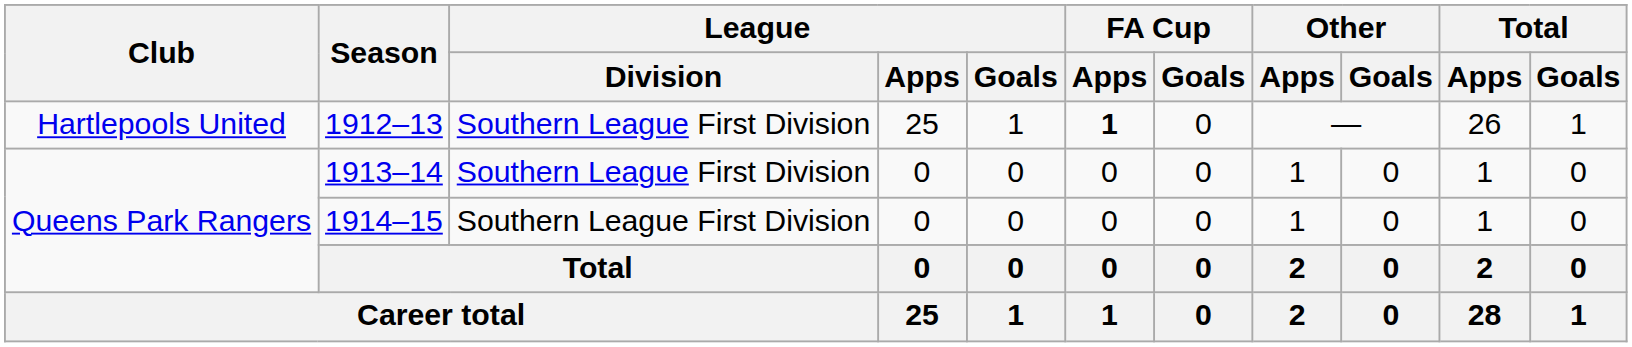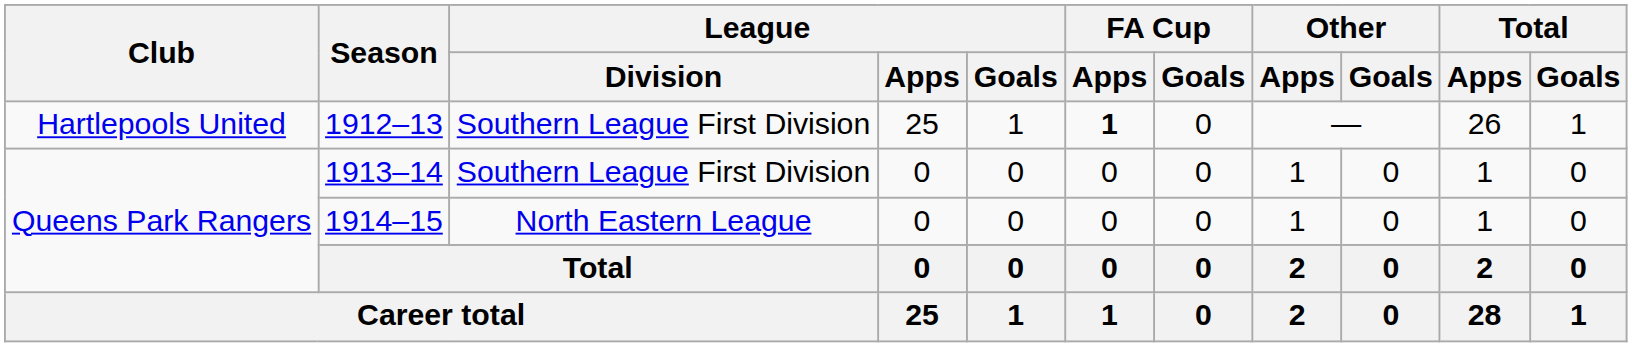(663, 220) Southern League First Division -> (664, 220) North Eastern League
